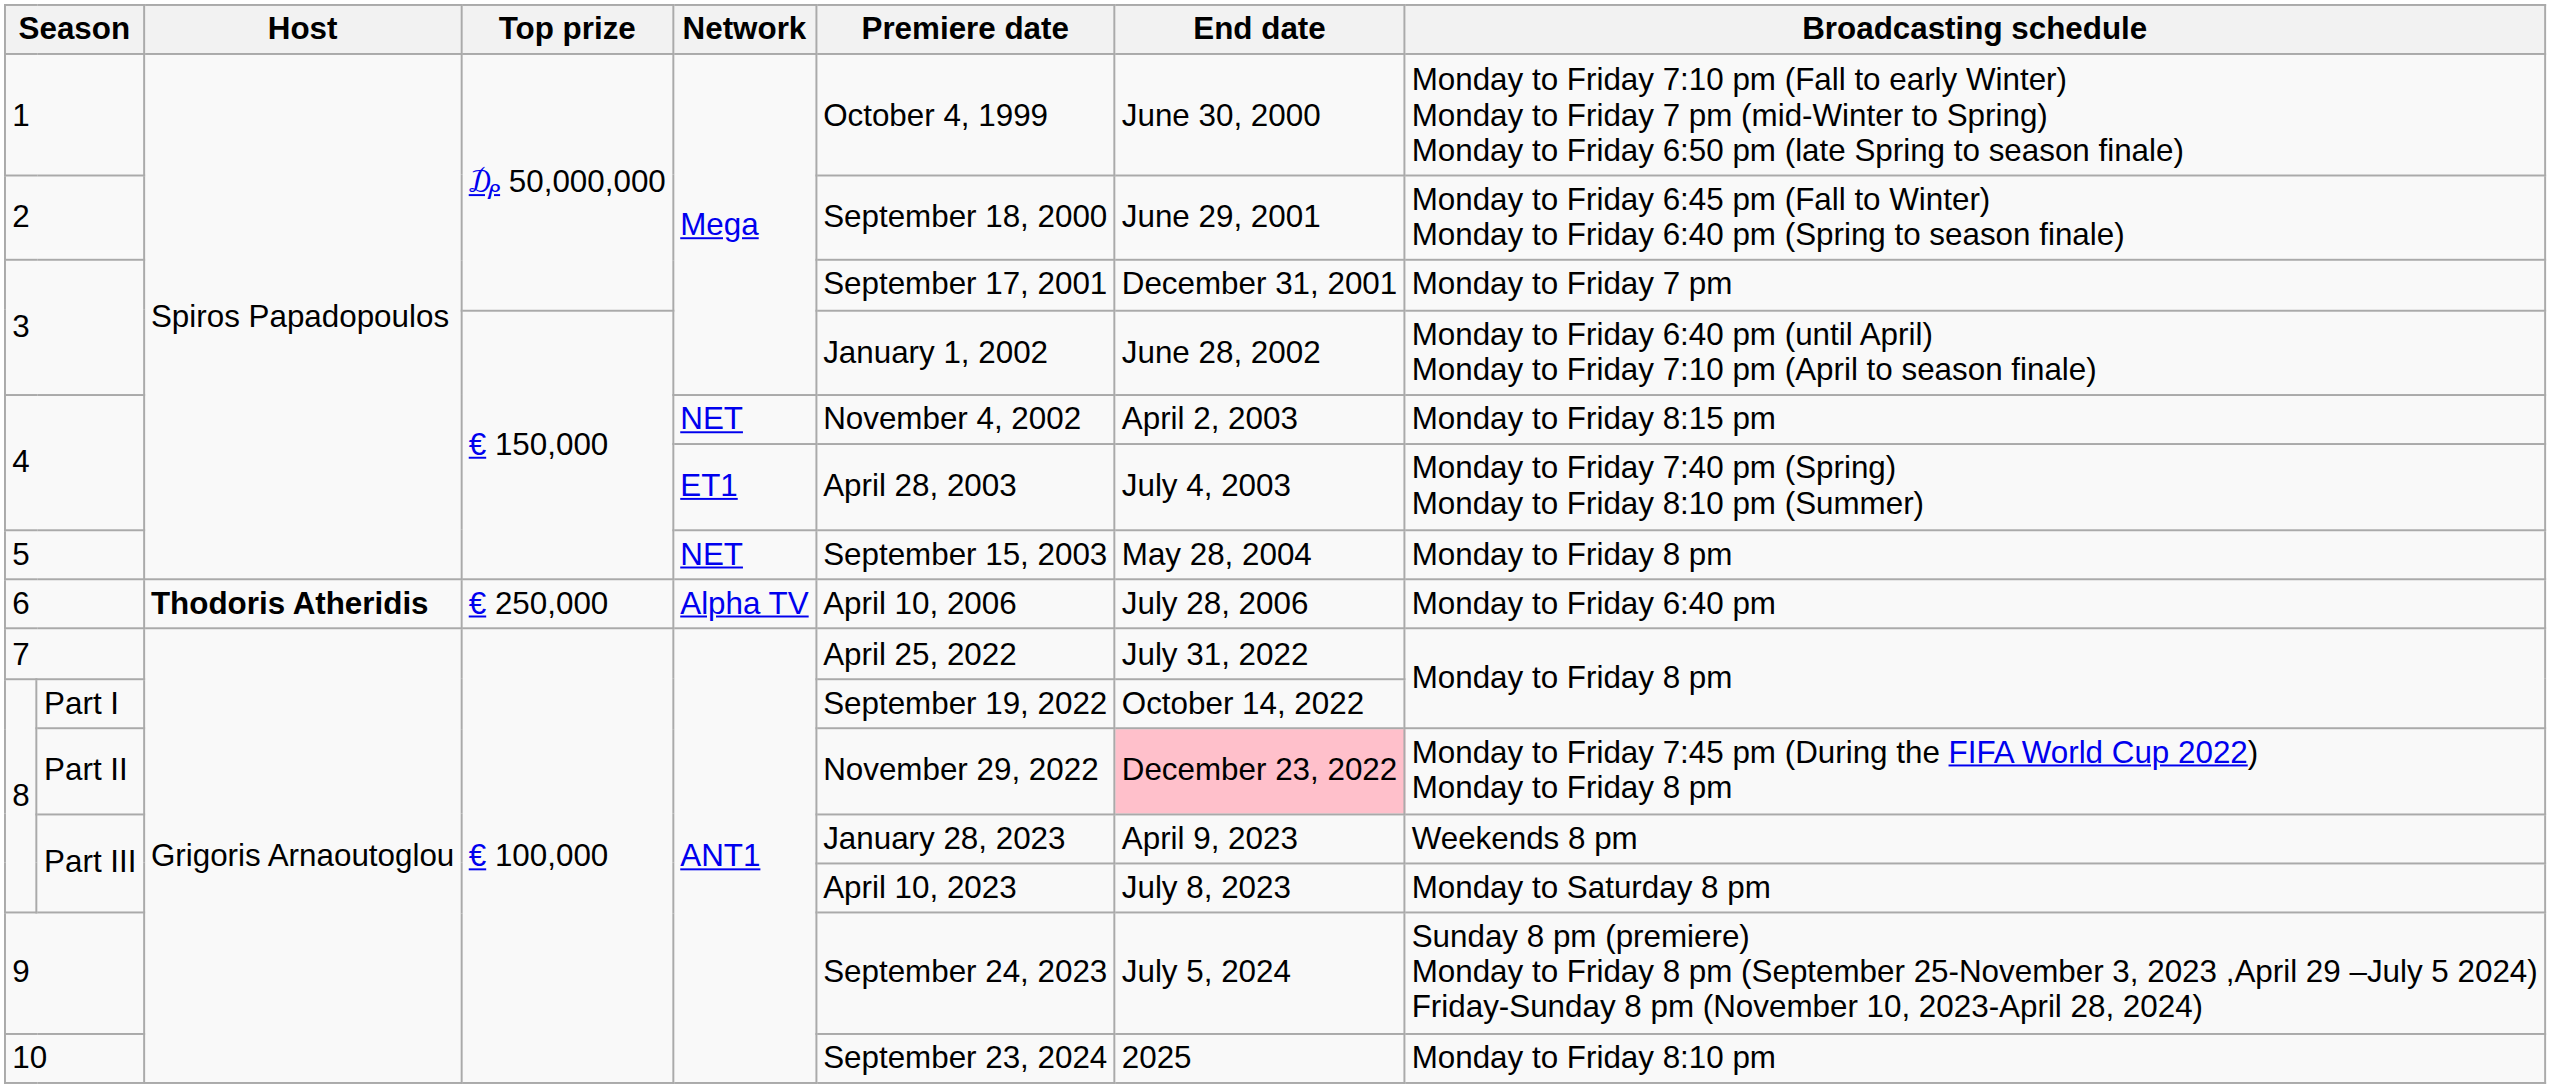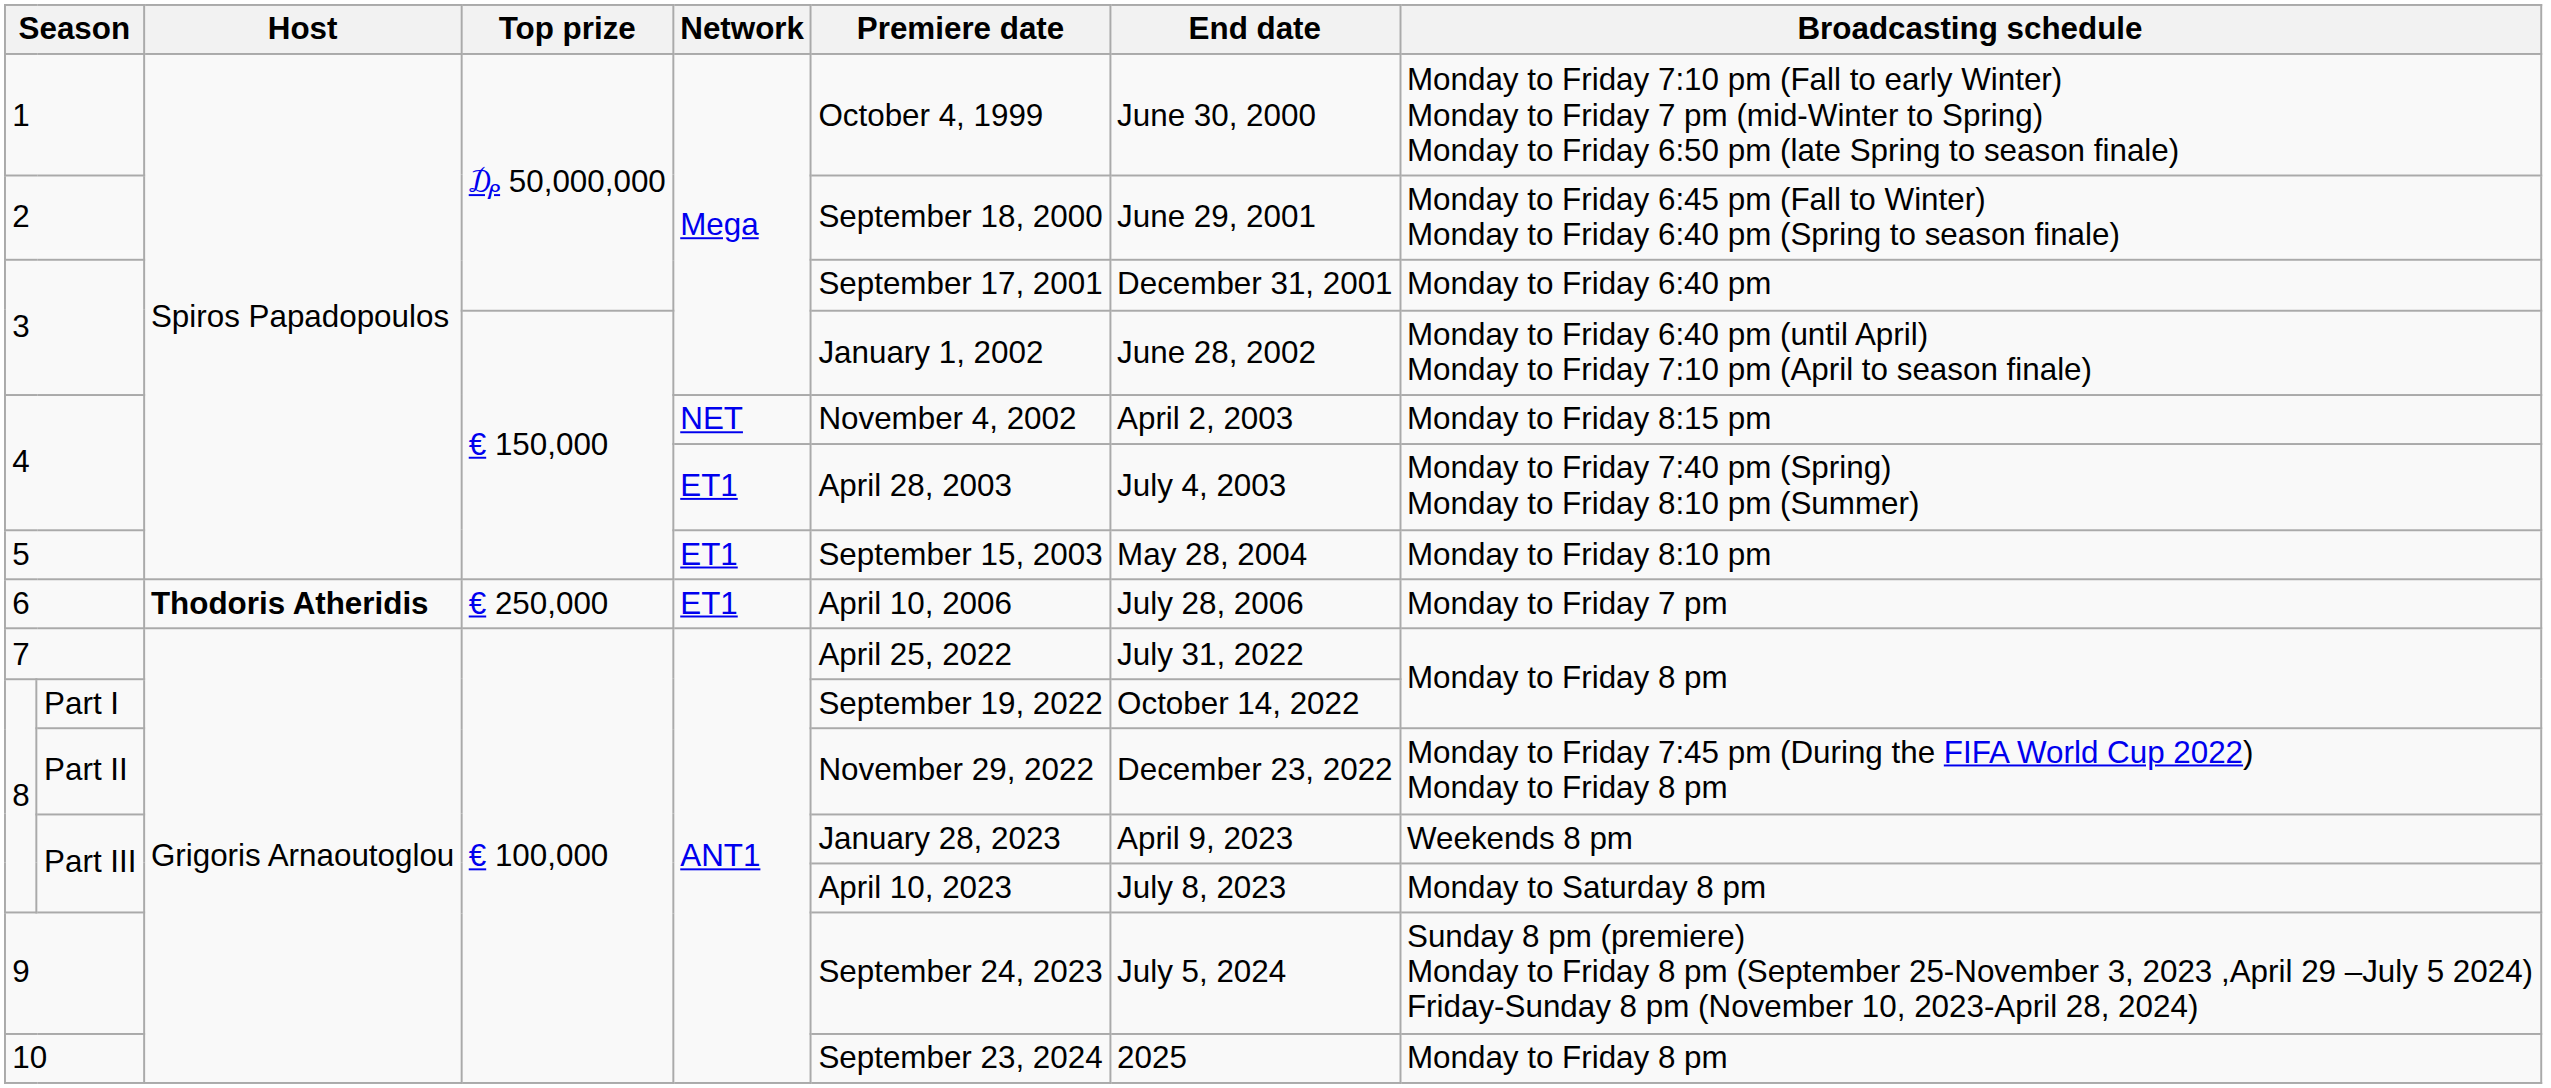(1572, 284) Monday to Friday 7 pm -> (1589, 284) Monday to Friday 6:40 pm
(712, 553) NET -> (709, 553) ET1
(1572, 553) Monday to Friday 8 pm -> (1589, 553) Monday to Friday 8:10 pm
(744, 603) Alpha TV -> (709, 603) ET1
(1594, 603) Monday to Friday 6:40 pm -> (1567, 603) Monday to Friday 7 pm
(1260, 770) pink background -> (1255, 770) no background
(1594, 1057) Monday to Friday 8:10 pm -> (1567, 1057) Monday to Friday 8 pm
